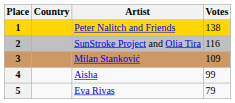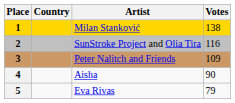(125, 28) Peter Nalitch and Friends -> (107, 28) Milan Stanković
(107, 59) Milan Stanković -> (125, 59) Peter Nalitch and Friends
(210, 75) 99 -> (210, 75) 90
